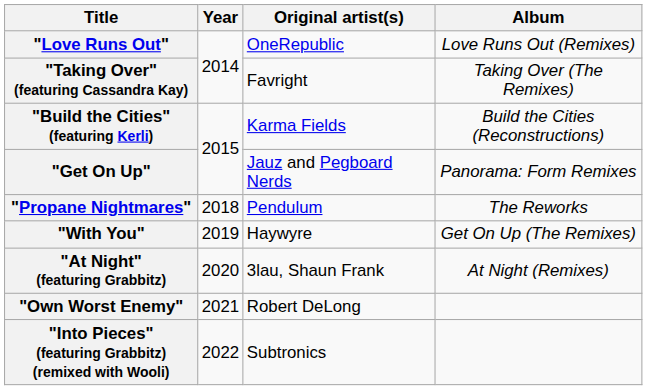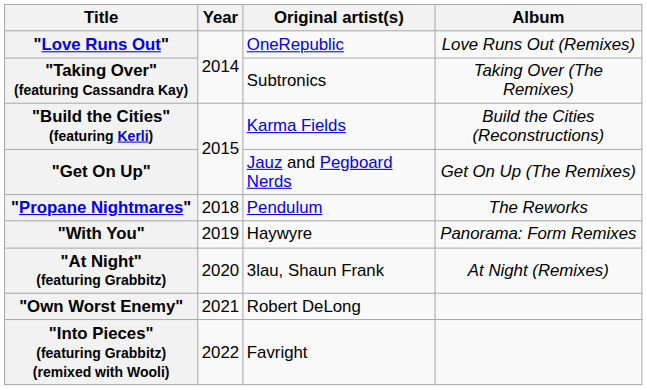(277, 80) Favright -> (287, 80) Subtronics
(538, 171) Panorama: Form Remixes -> (538, 171) Get On Up (The Remixes)
(538, 234) Get On Up (The Remixes) -> (538, 234) Panorama: Form Remixes
(287, 352) Subtronics -> (277, 352) Favright
